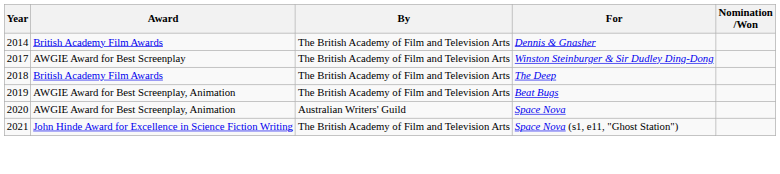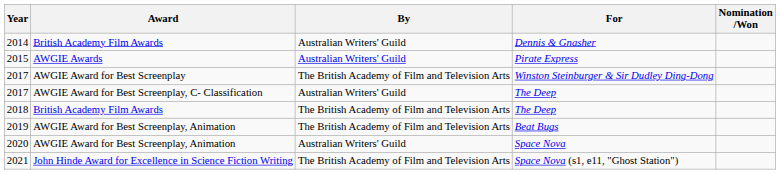(404, 42) The British Academy of Film and Television Arts -> (352, 42) Australian Writers' Guild
+ row: (18, 59)
+ row: (18, 93)
